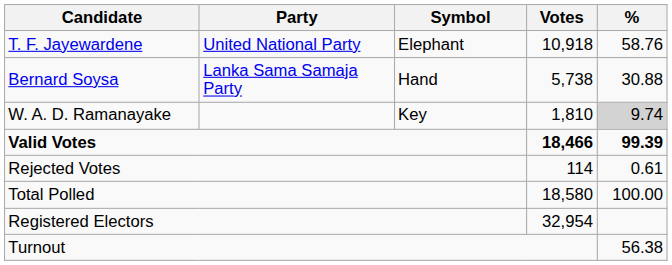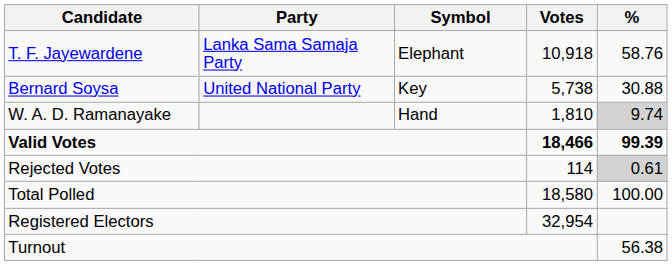(282, 44) United National Party -> (280, 53) Lanka Sama Samaja Party
(280, 79) Lanka Sama Samaja Party -> (282, 89) United National Party
(418, 79) Hand -> (412, 89) Key
(412, 115) Key -> (418, 115) Hand
(647, 168) no background -> (647, 168) lightgrey background
